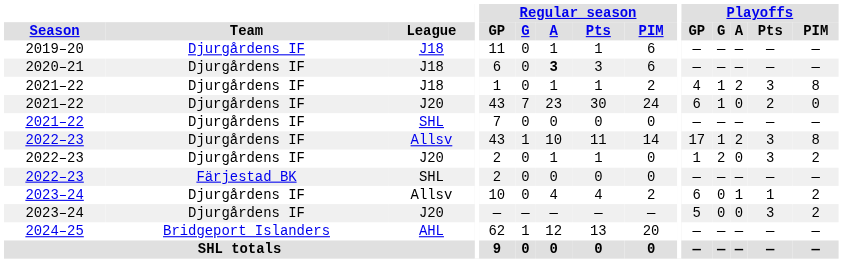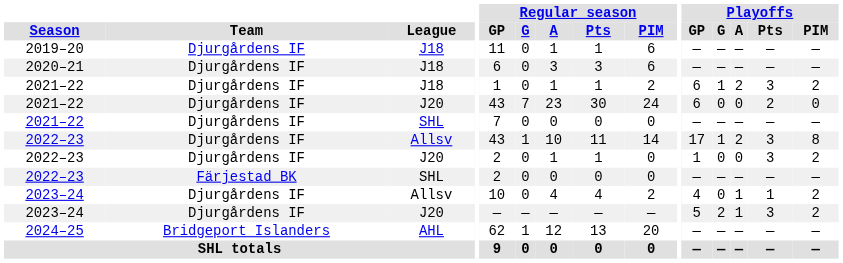(554, 68) bold -> (554, 68) normal
(697, 86) 4 -> (697, 86) 6
(816, 86) 8 -> (816, 86) 2
(721, 104) 1 -> (721, 104) 0
(721, 159) 2 -> (721, 159) 0
(697, 195) 6 -> (697, 195) 4
(721, 213) 0 -> (721, 213) 2
(739, 213) 0 -> (739, 213) 1
